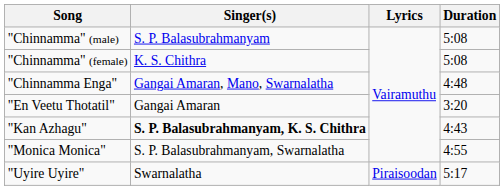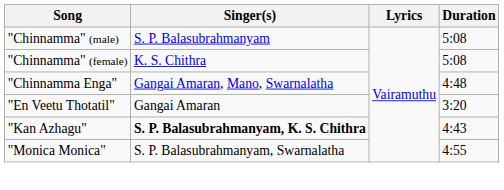- row: (46, 173)
